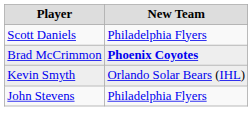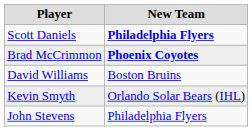(157, 34) normal -> (161, 34) bold
+ row: (48, 75)
